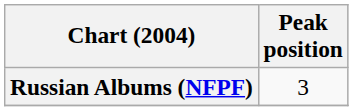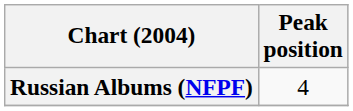(303, 86) 3 -> (303, 86) 4
